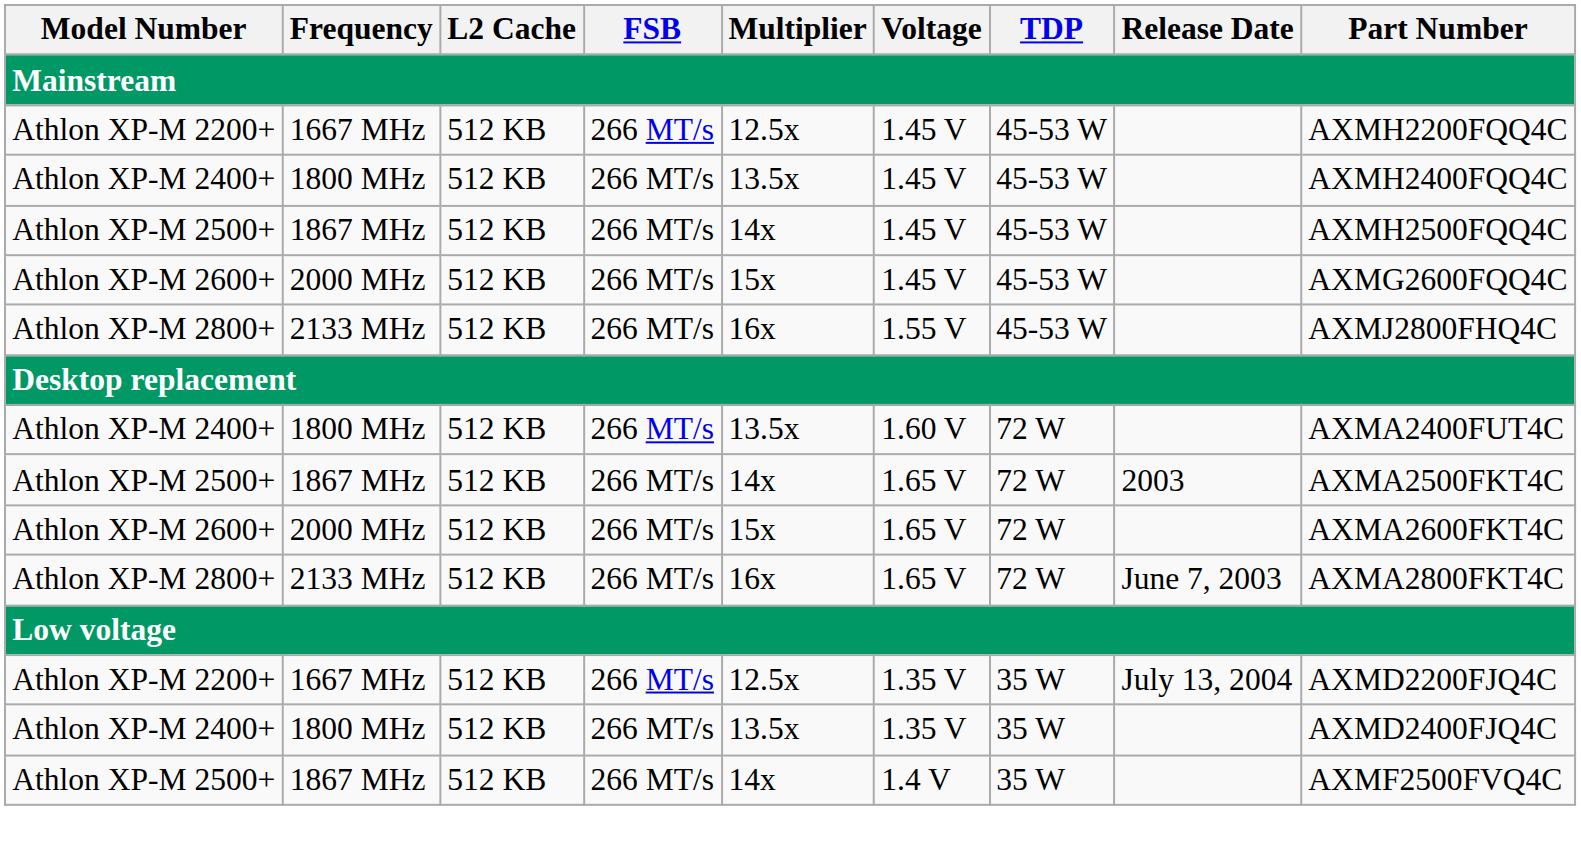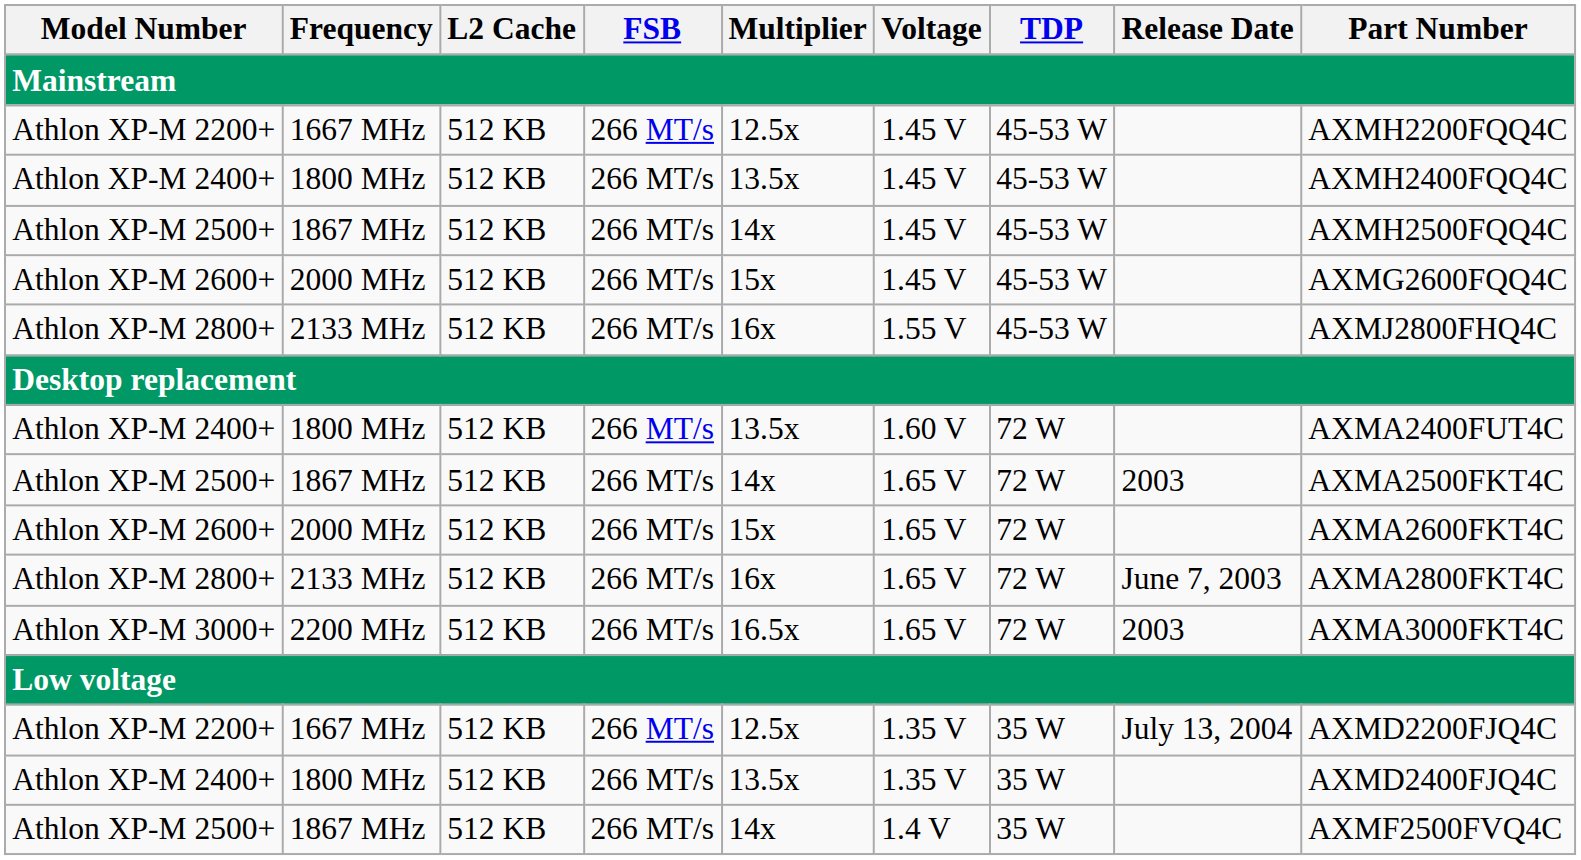+ row: (144, 629)
